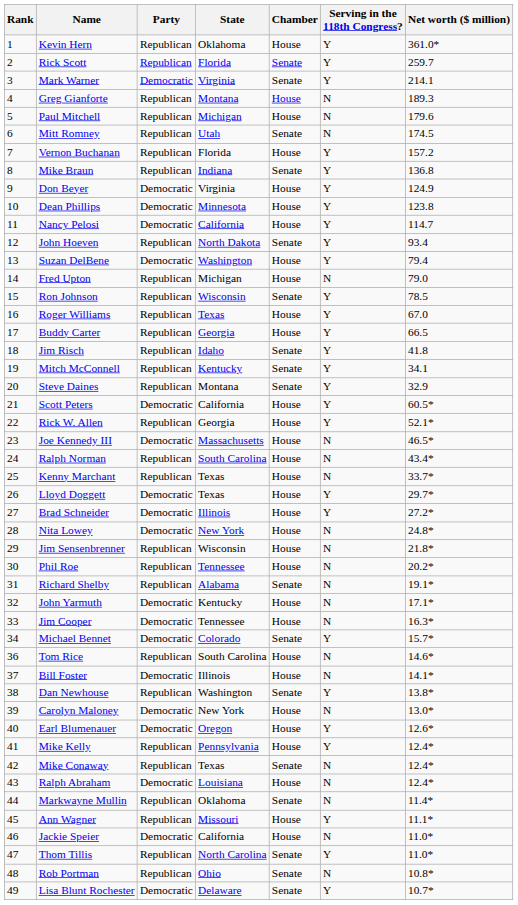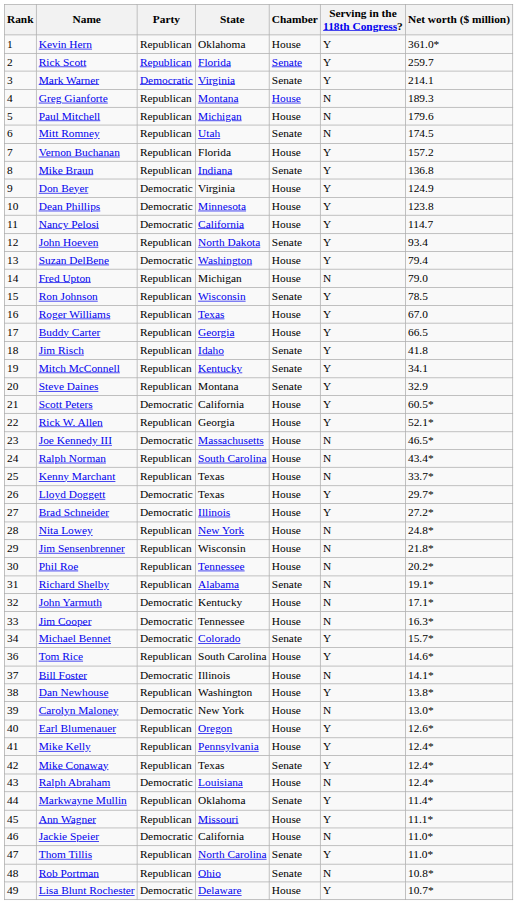(166, 530) Democratic -> (166, 530) Republican
(327, 656) N -> (327, 656) Y
(287, 692) Senate -> (286, 692) House
(166, 728) Democratic -> (166, 728) Republican
(327, 764) N -> (327, 764) Y
(327, 800) N -> (327, 800) Y
(287, 891) Senate -> (286, 891) House
